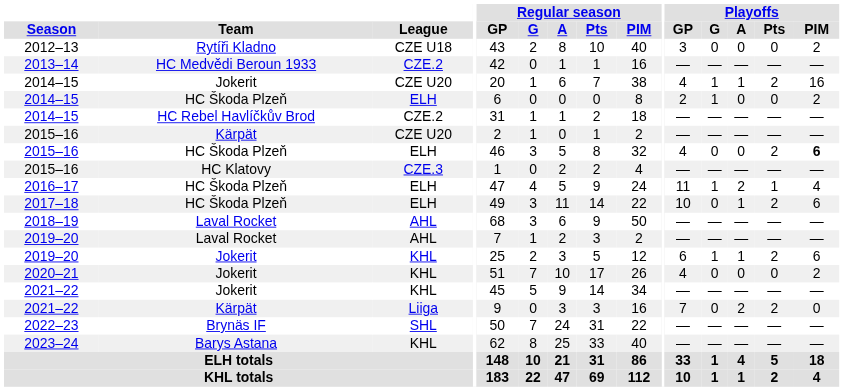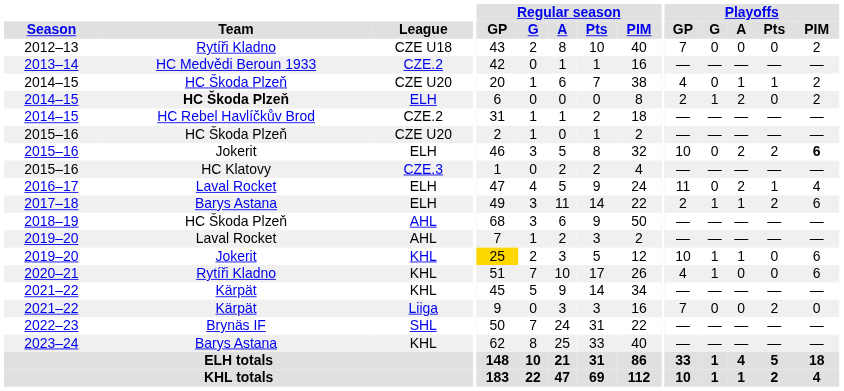(683, 47) 3 -> (683, 47) 7
(236, 82) Jokerit -> (236, 82) HC Škoda Plzeň
(715, 82) 1 -> (715, 82) 0
(774, 82) 2 -> (774, 82) 1
(817, 82) 16 -> (817, 82) 2
(236, 99) normal -> (236, 99) bold
(741, 99) 0 -> (741, 99) 2
(236, 134) Kärpät -> (236, 134) HC Škoda Plzeň
(236, 151) HC Škoda Plzeň -> (236, 151) Jokerit
(683, 151) 4 -> (683, 151) 10
(741, 151) 0 -> (741, 151) 2
(236, 186) HC Škoda Plzeň -> (236, 186) Laval Rocket
(715, 186) 1 -> (715, 186) 0
(236, 204) HC Škoda Plzeň -> (236, 204) Barys Astana
(683, 204) 10 -> (683, 204) 2
(715, 204) 0 -> (715, 204) 1
(236, 221) Laval Rocket -> (236, 221) HC Škoda Plzeň
(497, 256) no background -> (497, 256) gold background
(683, 256) 6 -> (683, 256) 10
(774, 256) 2 -> (774, 256) 0
(236, 273) Jokerit -> (236, 273) Rytíři Kladno
(715, 273) 0 -> (715, 273) 1
(817, 273) 2 -> (817, 273) 6
(236, 291) Jokerit -> (236, 291) Kärpät
(741, 308) 2 -> (741, 308) 0
